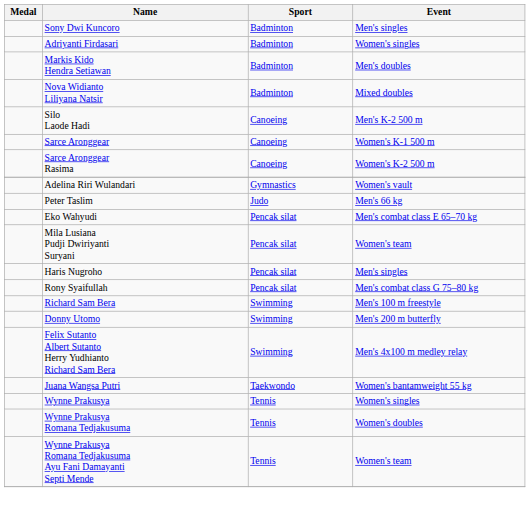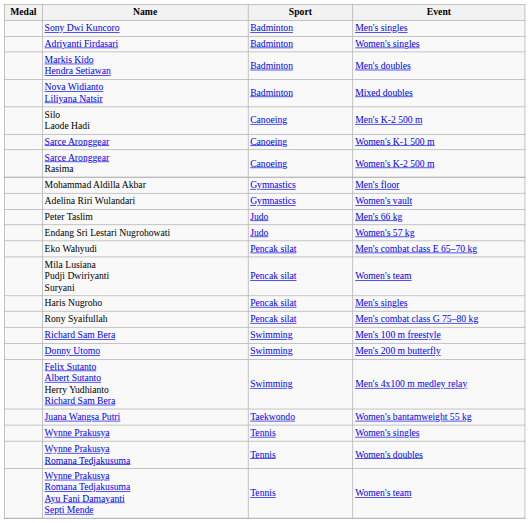+ row: (95, 185)
+ row: (107, 233)
